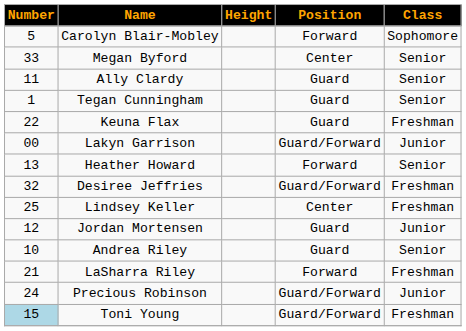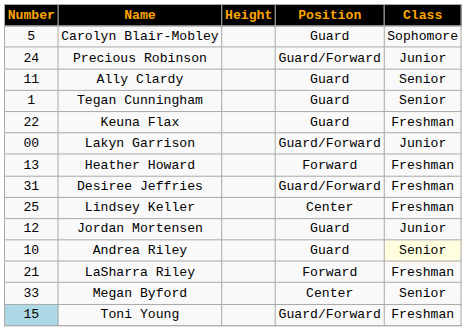(330, 37) Forward -> (330, 37) Guard
rows swapped: (140, 58) <-> (140, 293)
(423, 165) Senior -> (423, 165) Freshman
(31, 186) 32 -> (31, 186) 31
(423, 251) no background -> (423, 251) lightyellow background
